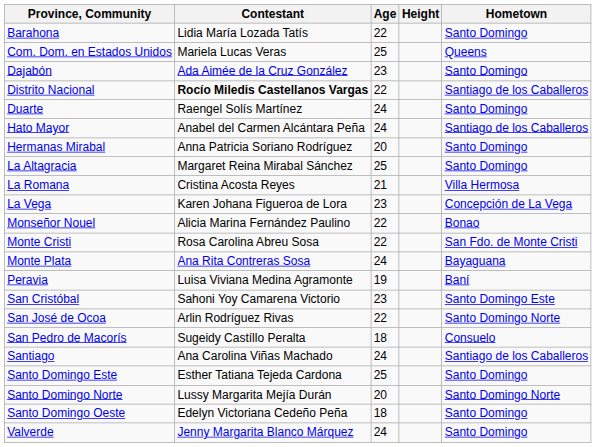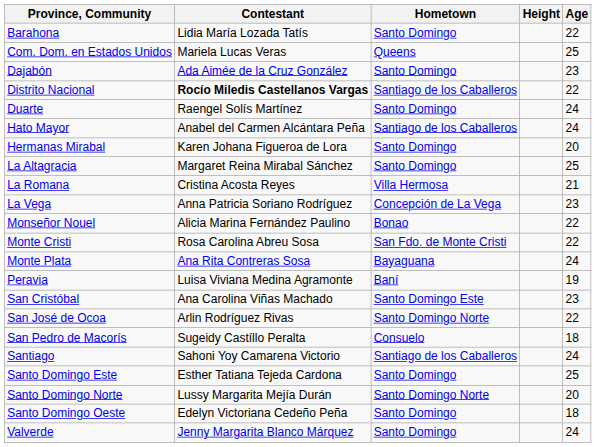columns swapped: (385, 14) <-> (516, 14)
(265, 147) Anna Patricia Soriano Rodríguez -> (262, 147) Karen Johana Figueroa de Lora
(262, 204) Karen Johana Figueroa de Lora -> (265, 204) Anna Patricia Soriano Rodríguez
(259, 299) Sahoni Yoy Camarena Victorio -> (255, 299) Ana Carolina Viñas Machado
(255, 356) Ana Carolina Viñas Machado -> (259, 356) Sahoni Yoy Camarena Victorio
